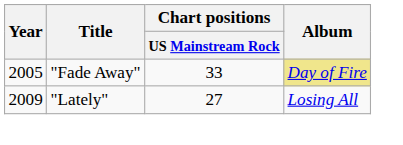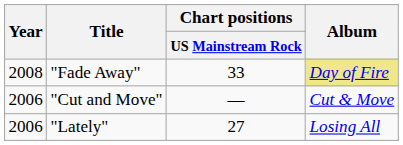(26, 72) 2005 -> (26, 72) 2008
+ row: (107, 99)
(26, 99) 2009 -> (26, 126) 2006
